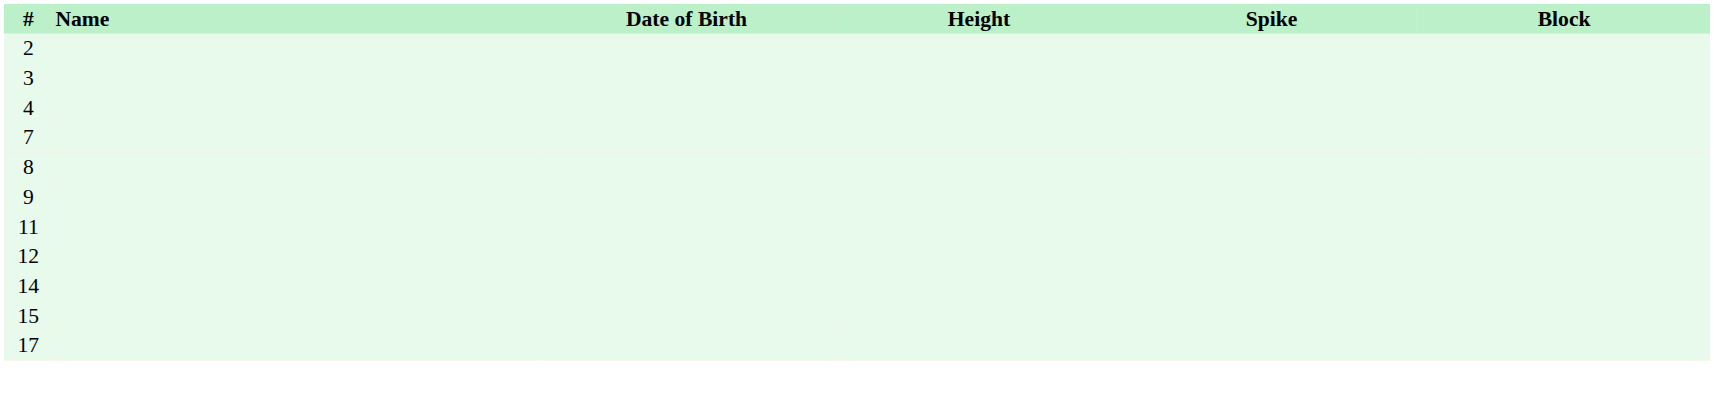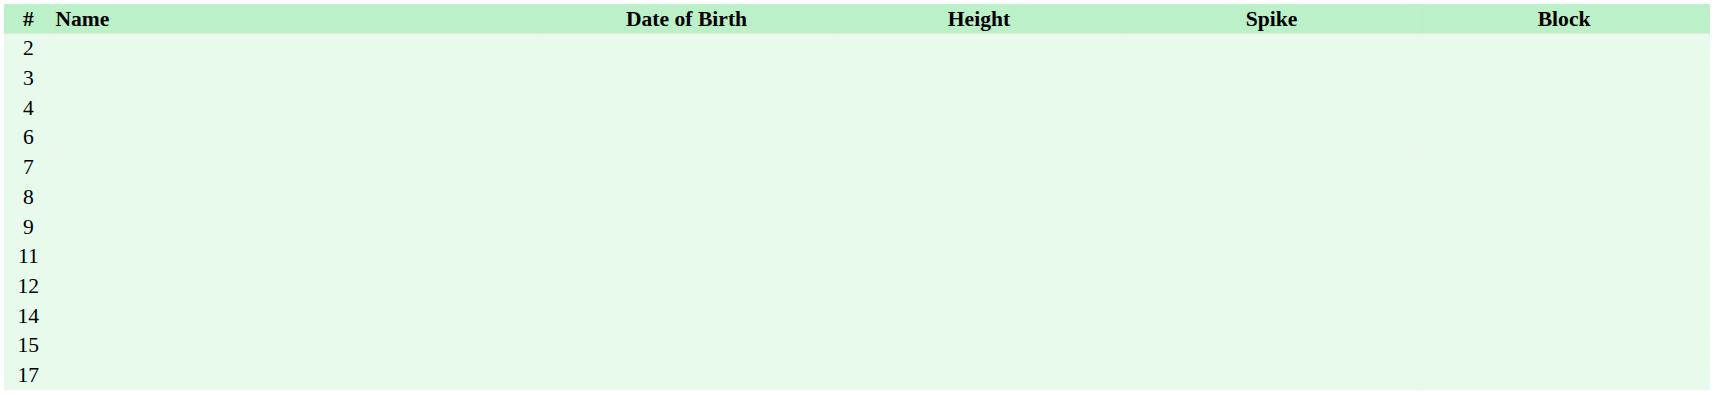+ row: (28, 137)
